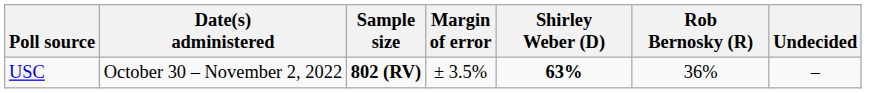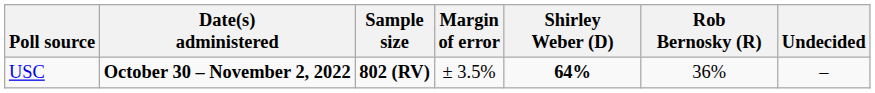(223, 72) normal -> (227, 72) bold
(564, 72) 63% -> (573, 72) 64%
